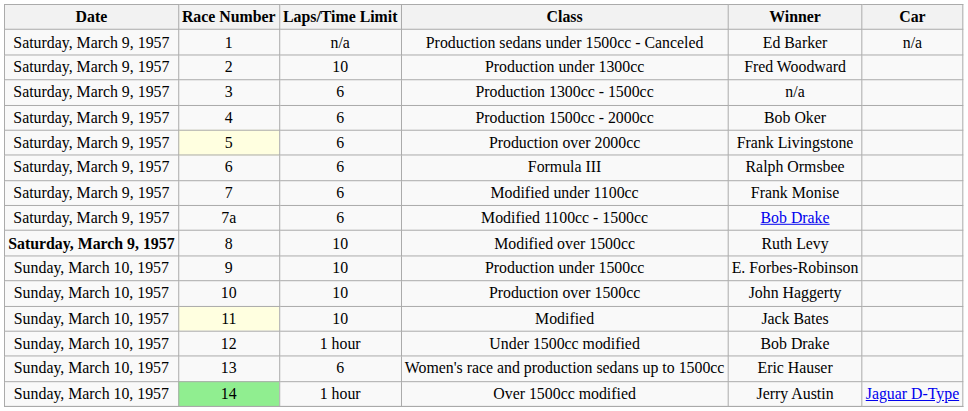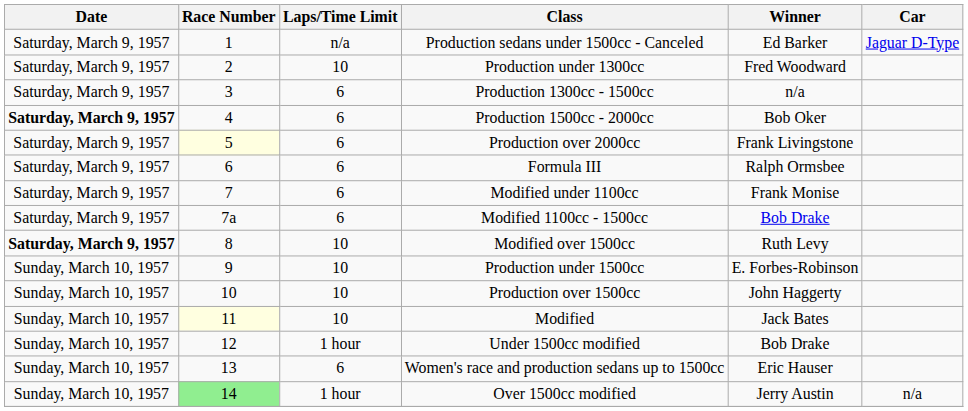(912, 42) n/a -> (912, 42) Jaguar D-Type
(91, 117) normal -> (91, 117) bold
(912, 393) Jaguar D-Type -> (912, 393) n/a
